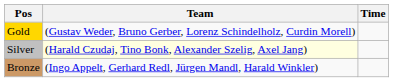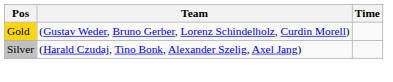(176, 49) lightyellow background -> (170, 49) no background
- row: (23, 67)
